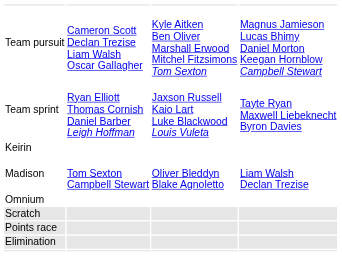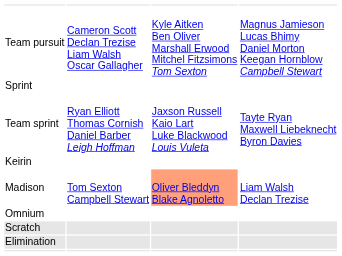+ row: (19, 86)
(188, 179) no background -> (188, 193) lightsalmon background
- row: (31, 228)
